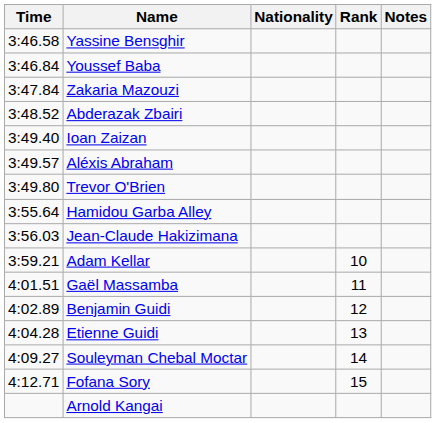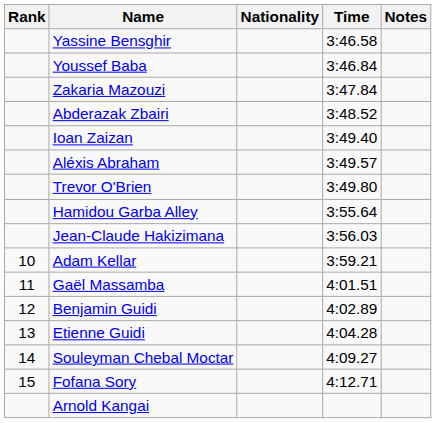columns swapped: (359, 17) <-> (34, 17)
